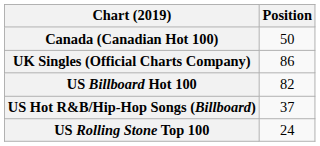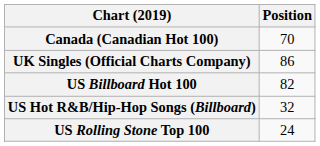(287, 38) 50 -> (287, 38) 70
(287, 107) 37 -> (287, 107) 32
